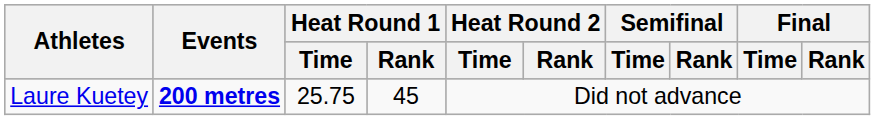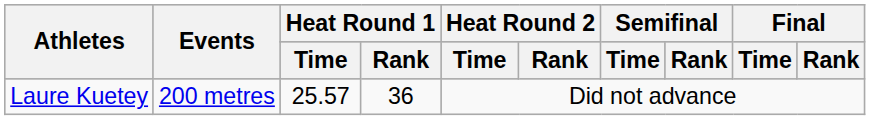(219, 97) bold -> (217, 97) normal
(326, 97) 25.75 -> (321, 97) 25.57
(406, 97) 45 -> (401, 97) 36
